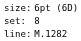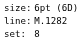rows swapped: (15, 21) <-> (18, 34)
